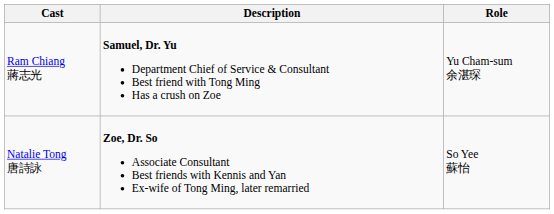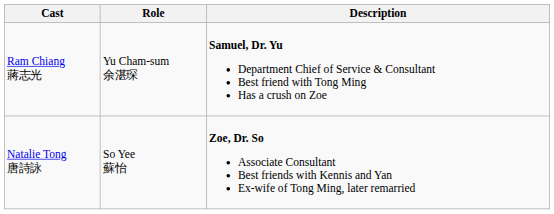columns swapped: (497, 13) <-> (272, 13)
